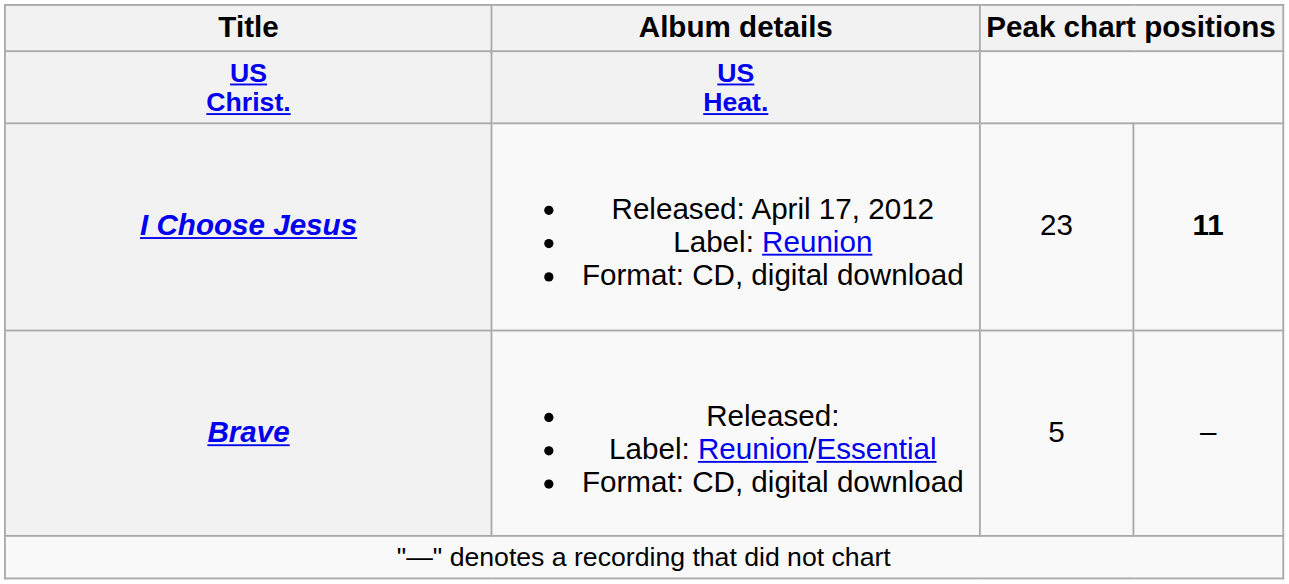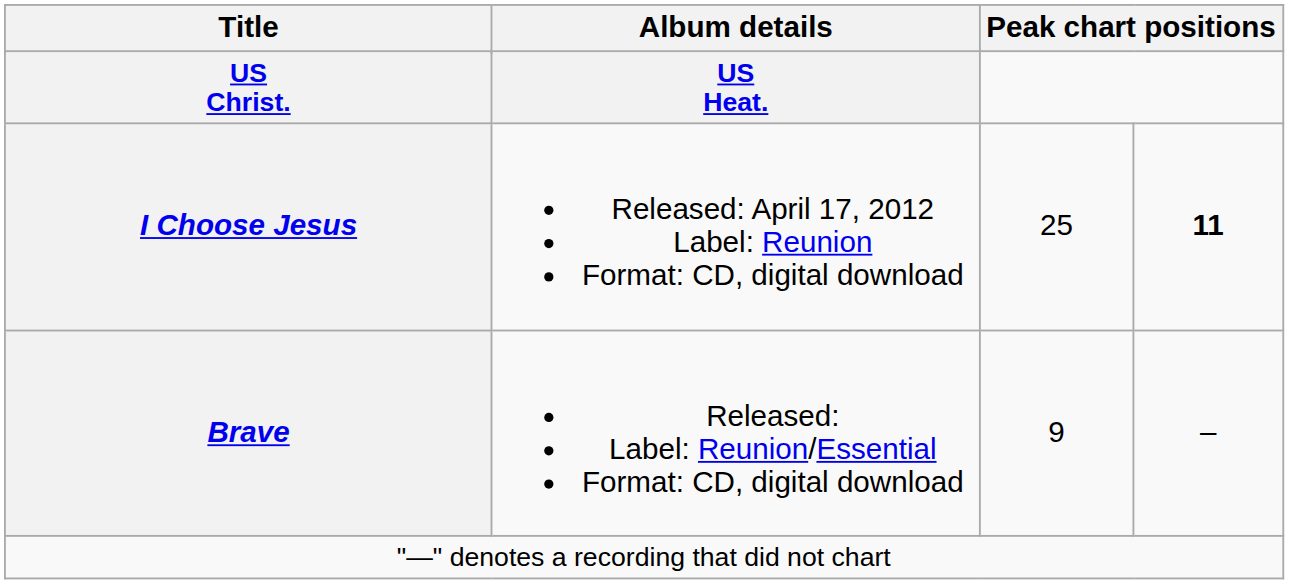(1057, 226) 23 -> (1057, 226) 25
(1057, 432) 5 -> (1057, 432) 9
